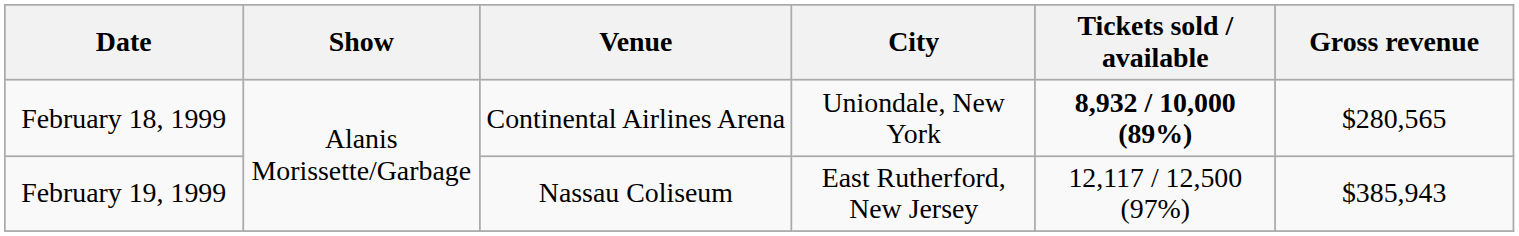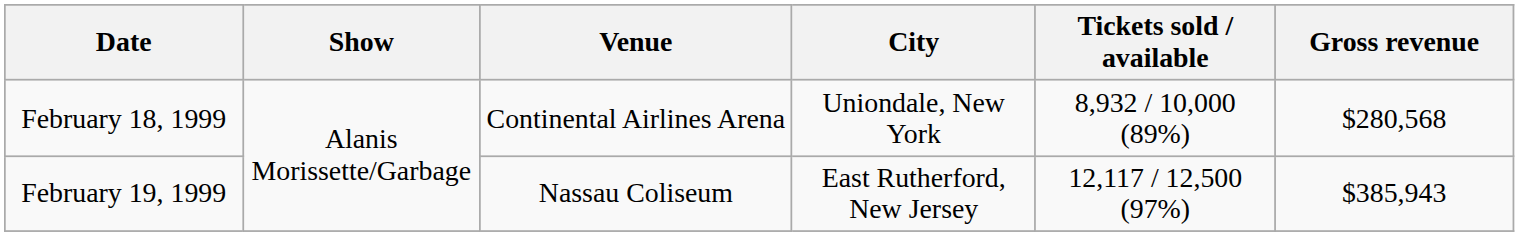(1155, 117) bold -> (1155, 117) normal
(1394, 117) $280,565 -> (1394, 117) $280,568
